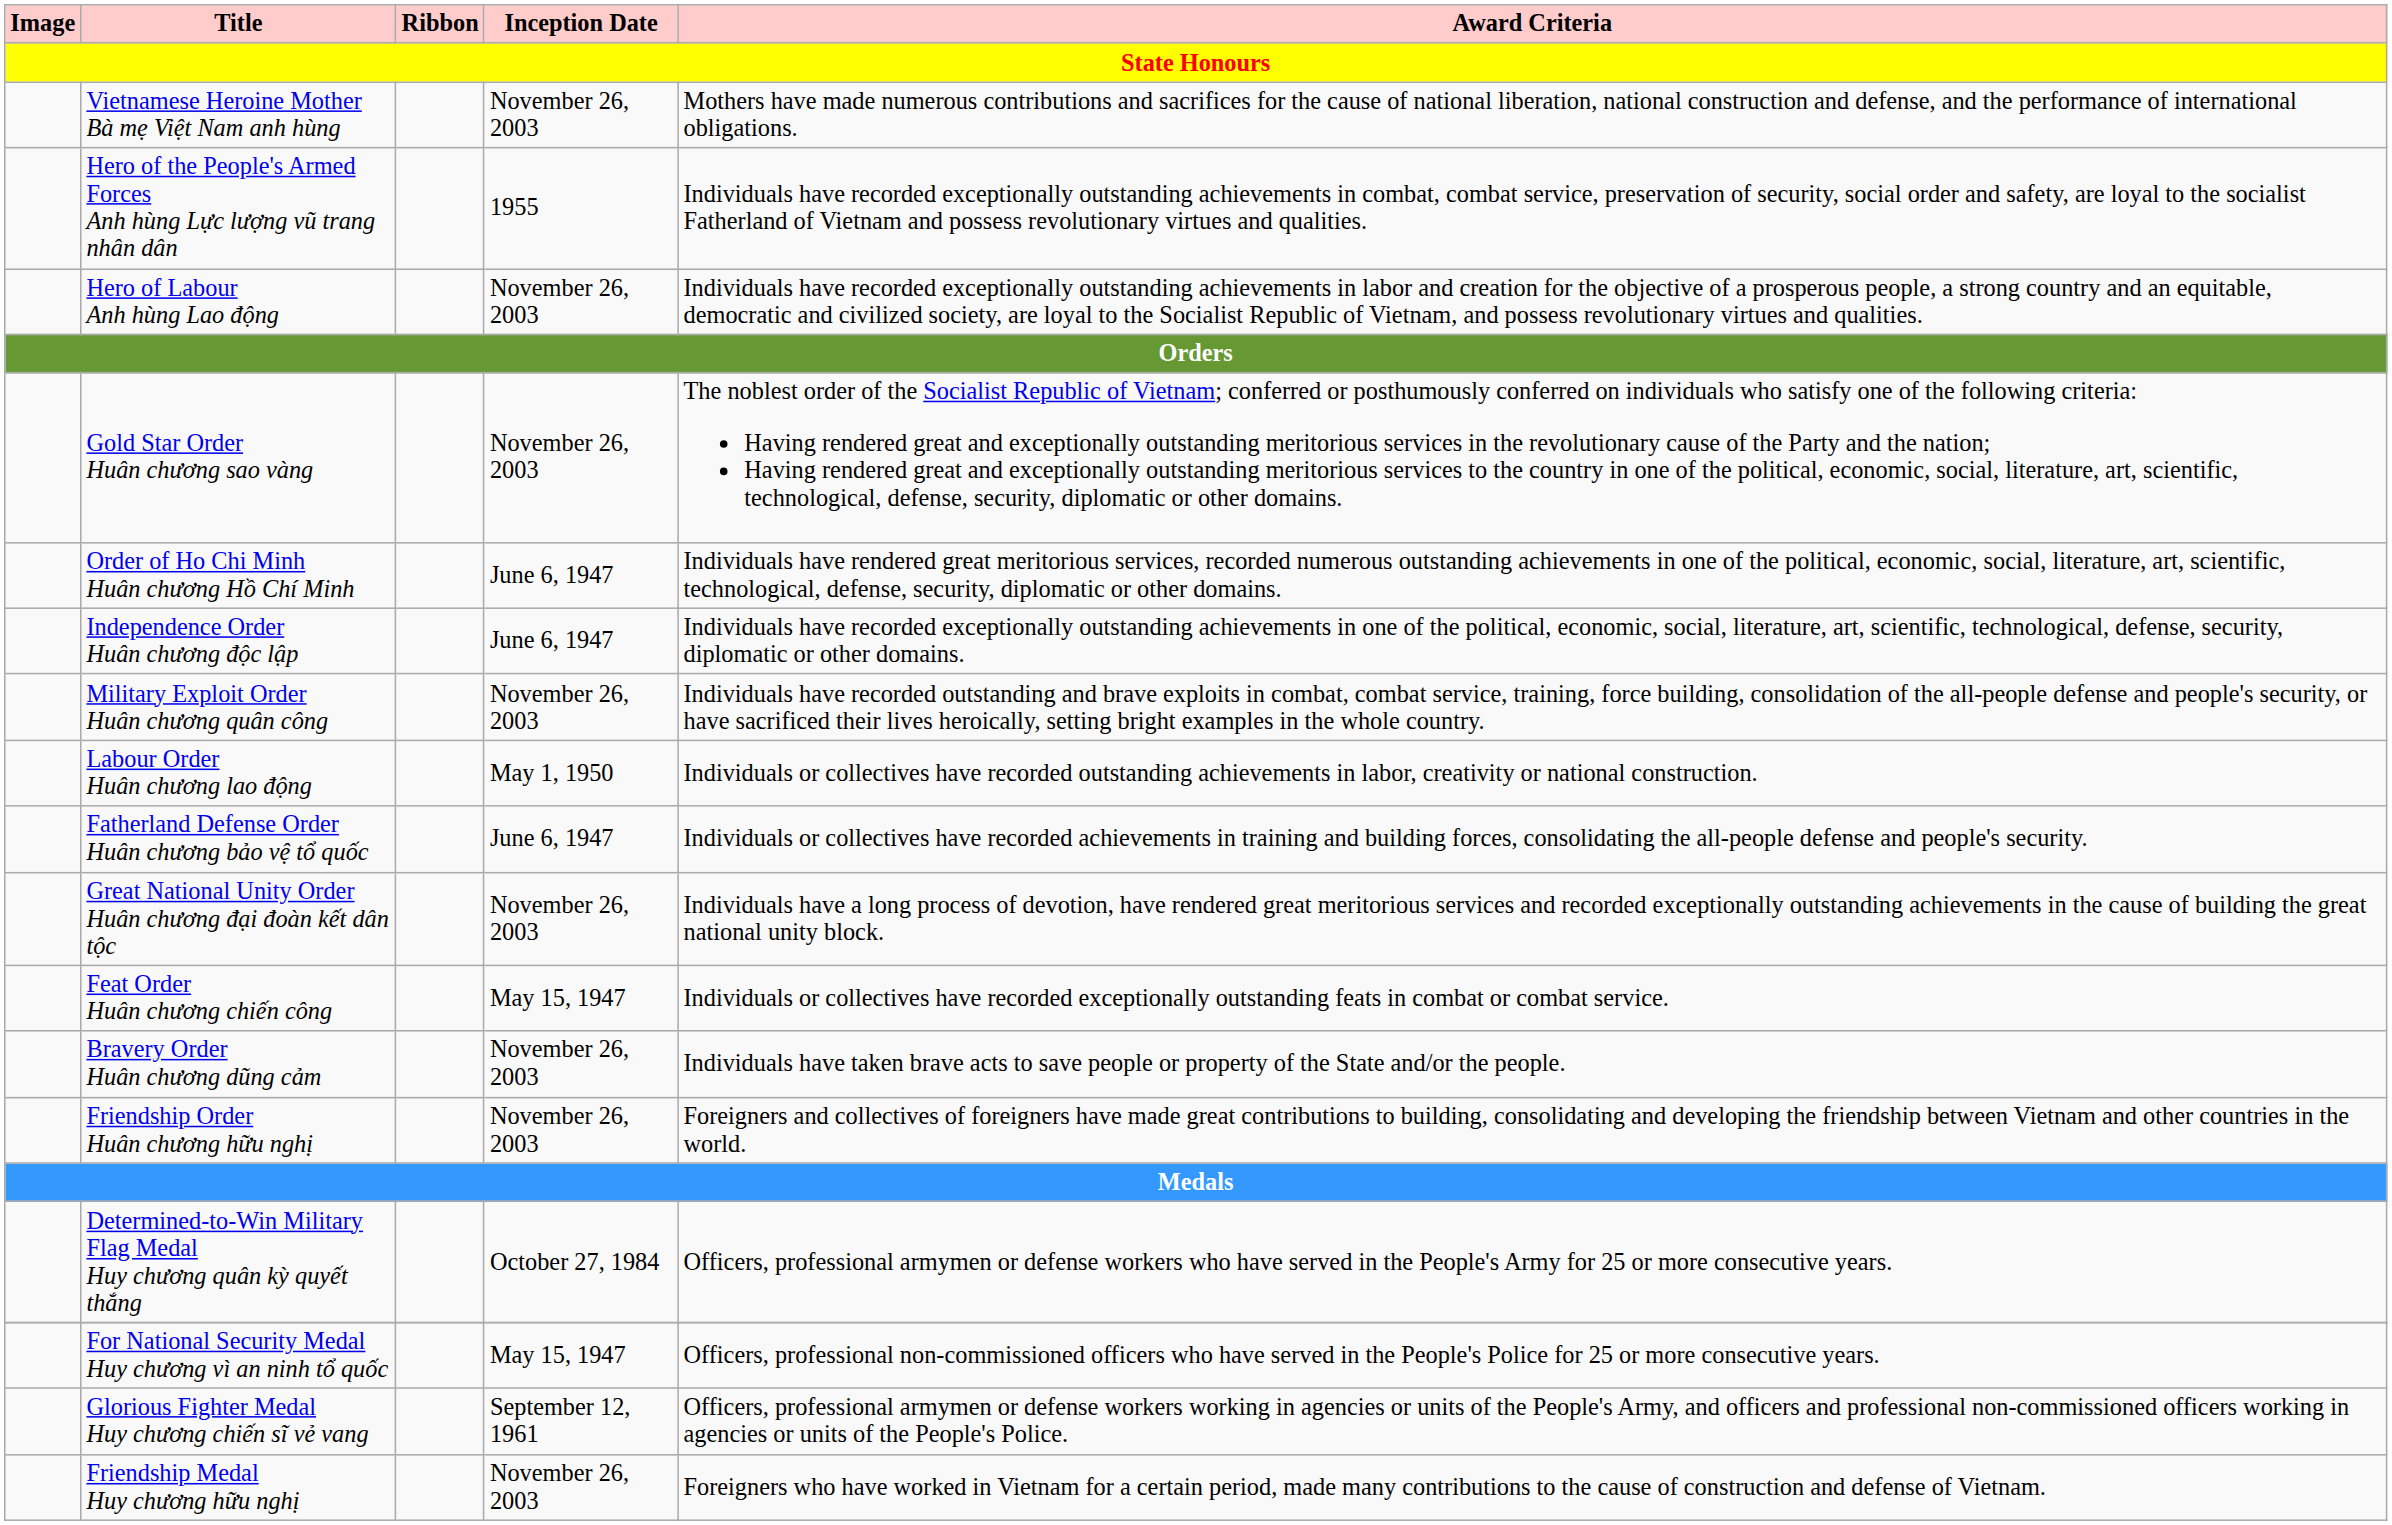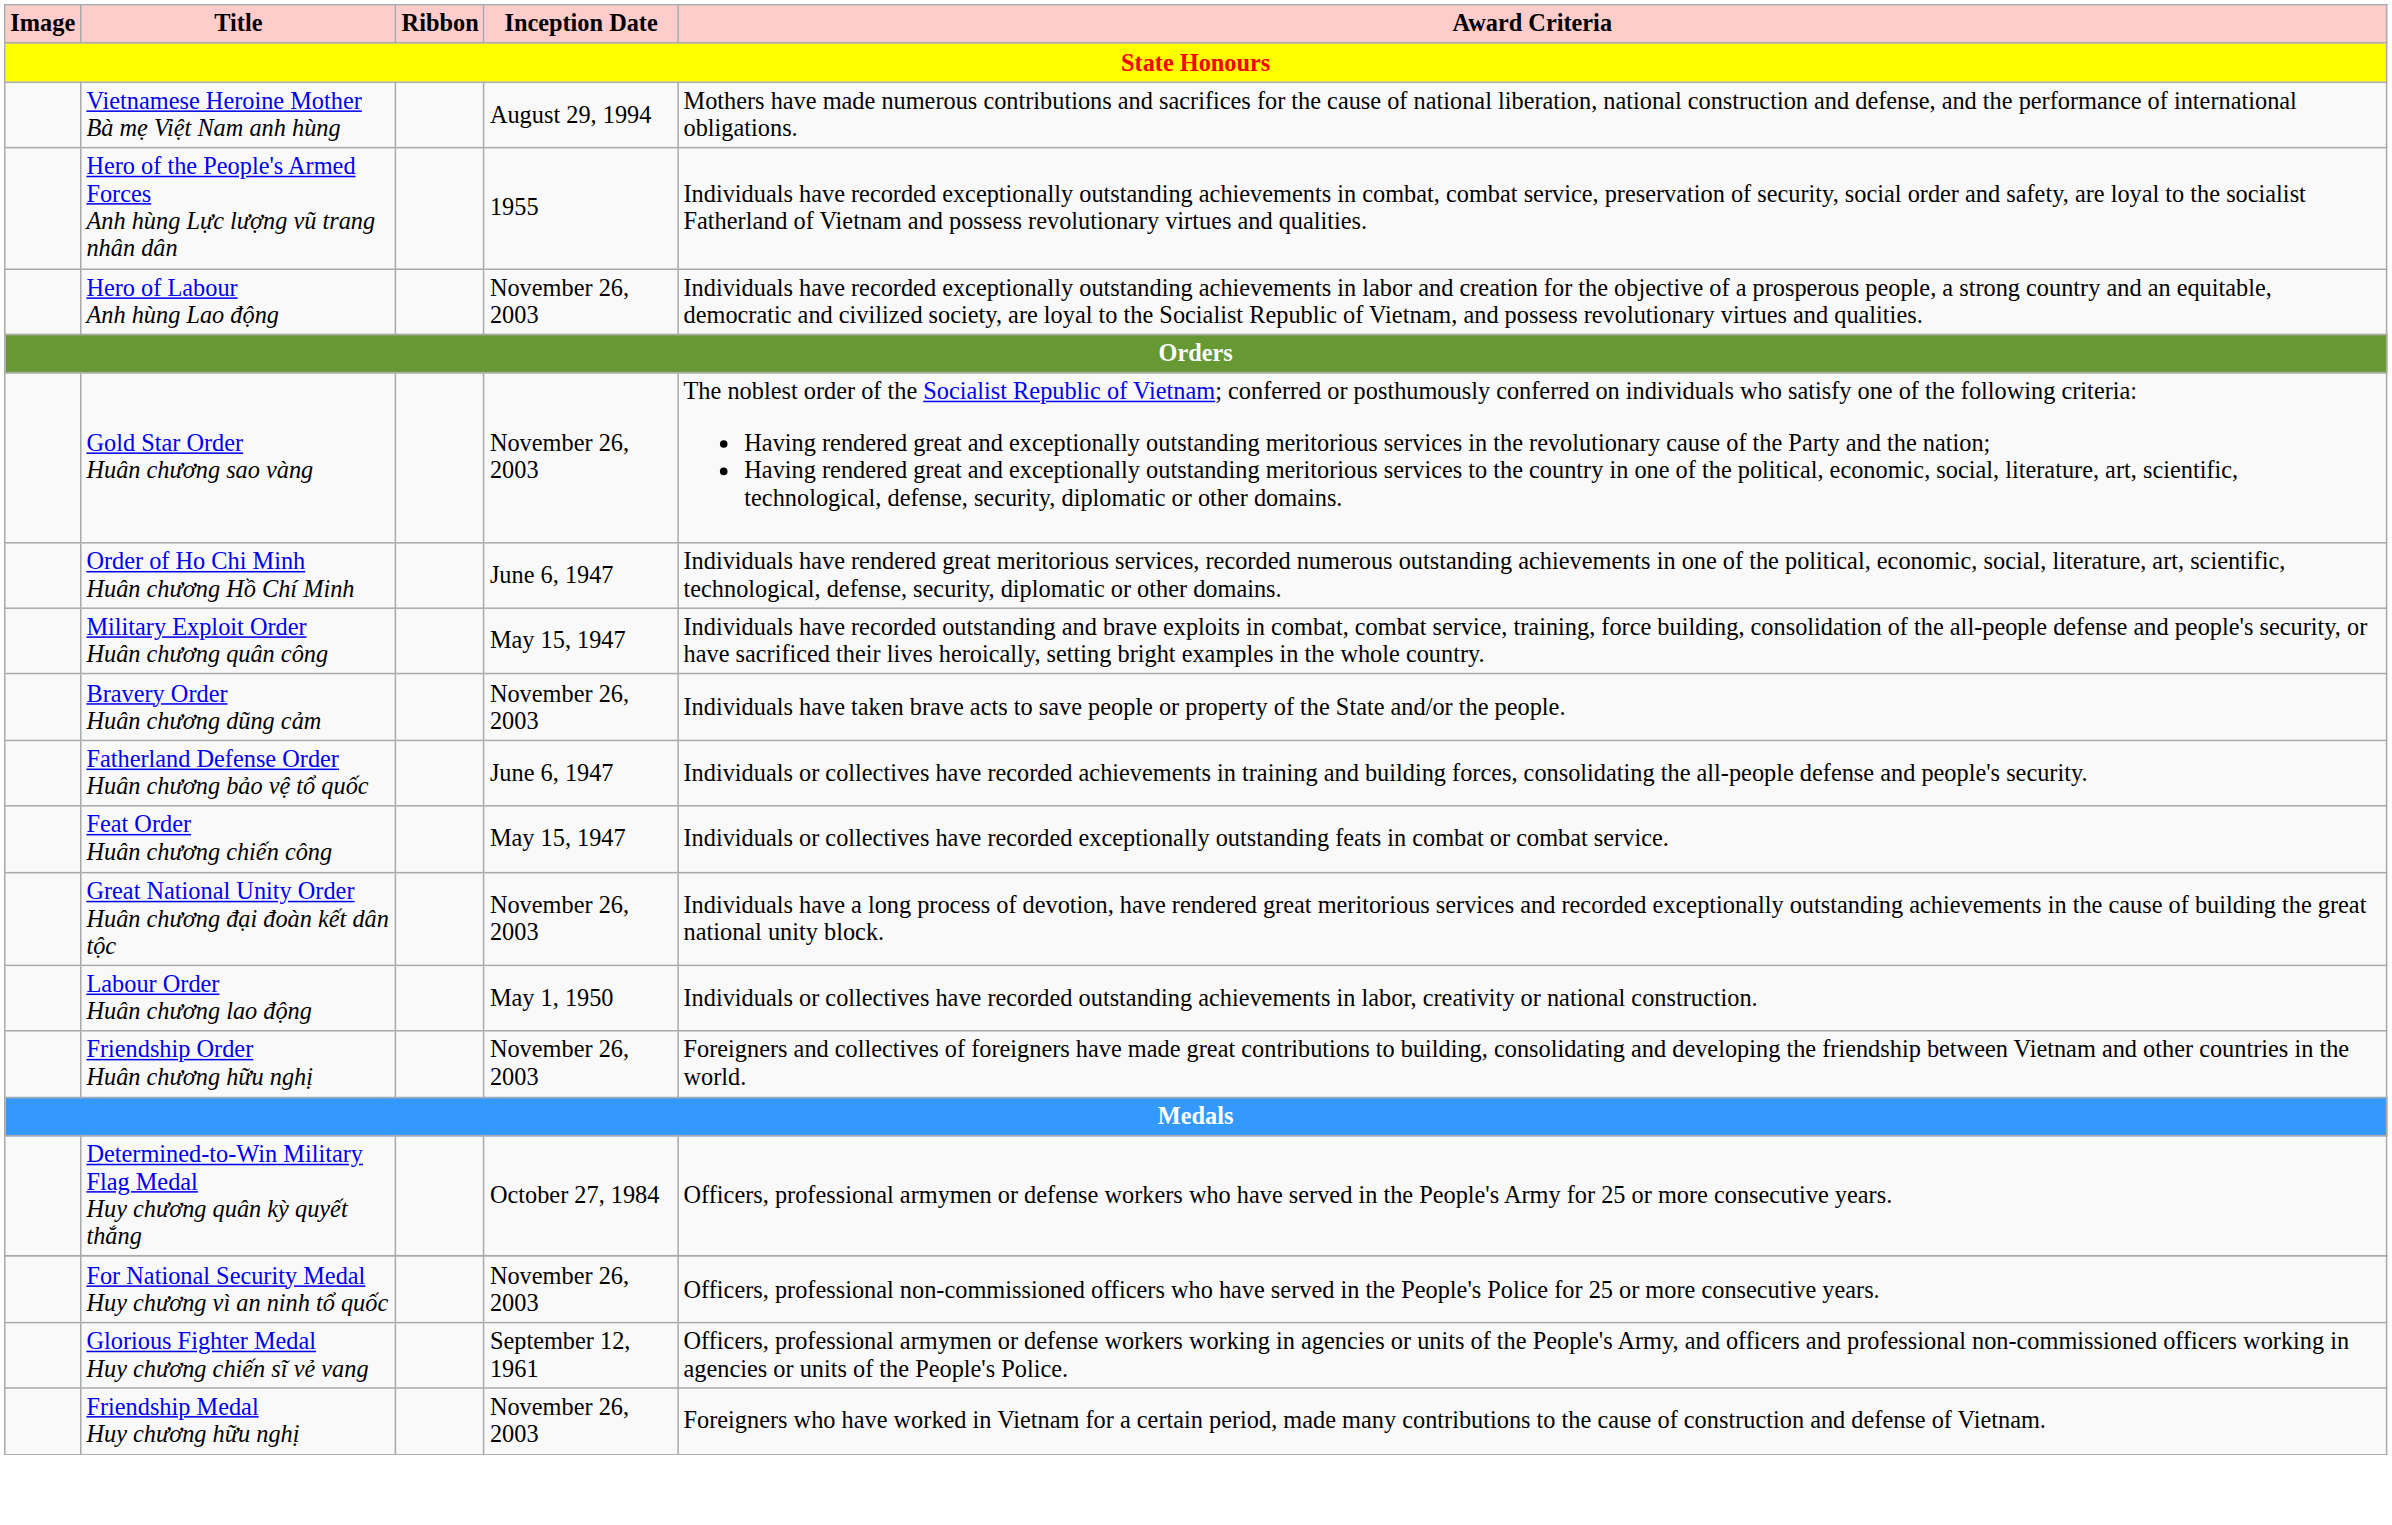(559, 114) November 26, 2003 -> (571, 114) August 29, 1994
- row: (192, 640)
(559, 706) November 26, 2003 -> (558, 640) May 15, 1947
rows swapped: (199, 772) <-> (204, 1063)
rows swapped: (209, 997) <-> (238, 918)
(558, 1354) May 15, 1947 -> (559, 1288) November 26, 2003
